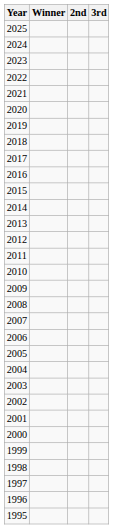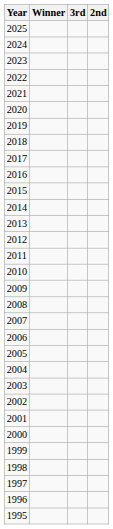columns swapped: (78, 12) <-> (99, 12)
